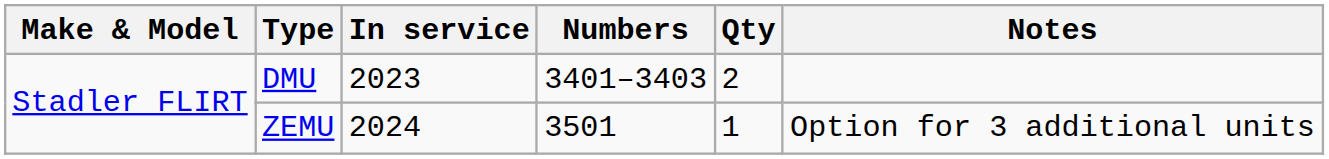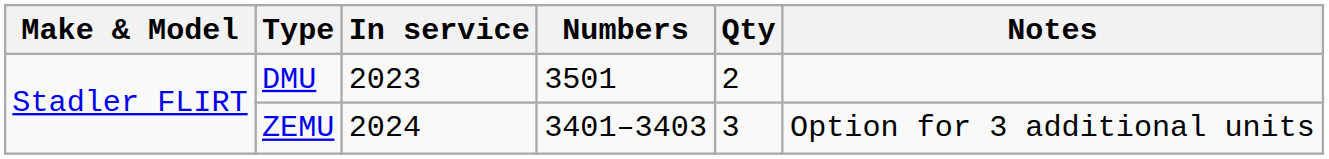(626, 79) 3401–3403 -> (580, 79) 3501
(580, 128) 3501 -> (626, 128) 3401–3403
(730, 128) 1 -> (730, 128) 3
